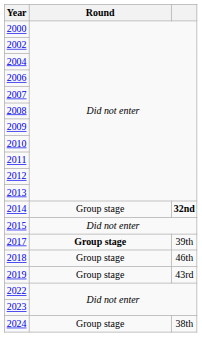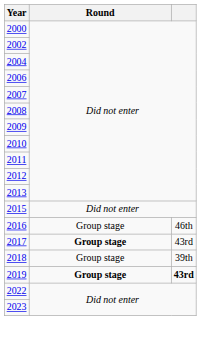- row: (17, 209)
+ row: (17, 226)
(184, 242) 39th -> (184, 242) 43rd
(184, 258) 46th -> (184, 258) 39th
(100, 275) normal -> (100, 275) bold
(184, 275) normal -> (184, 275) bold
- row: (17, 324)
